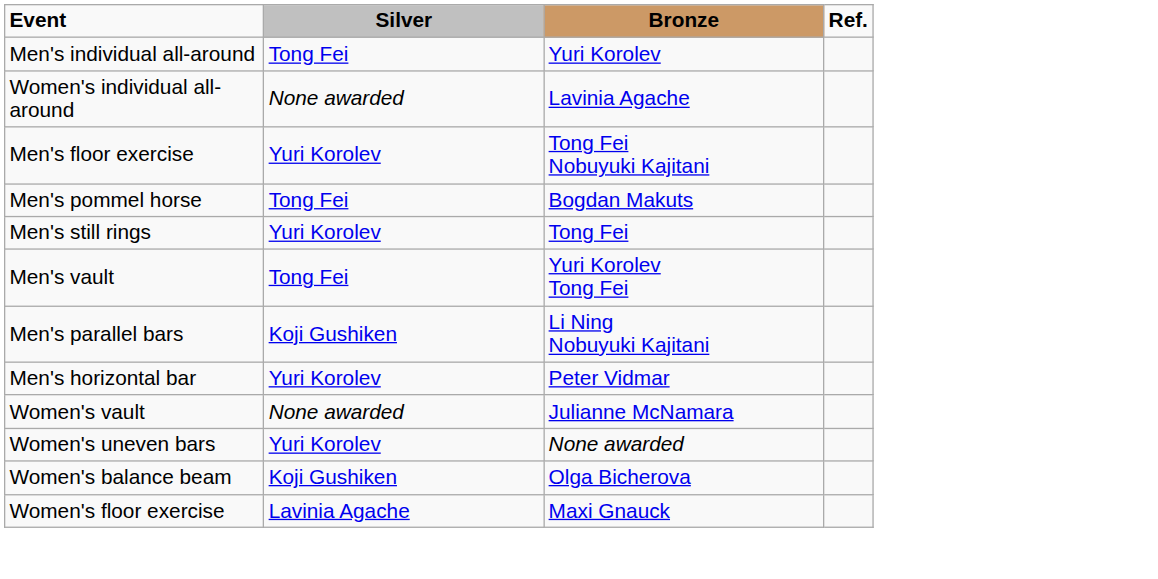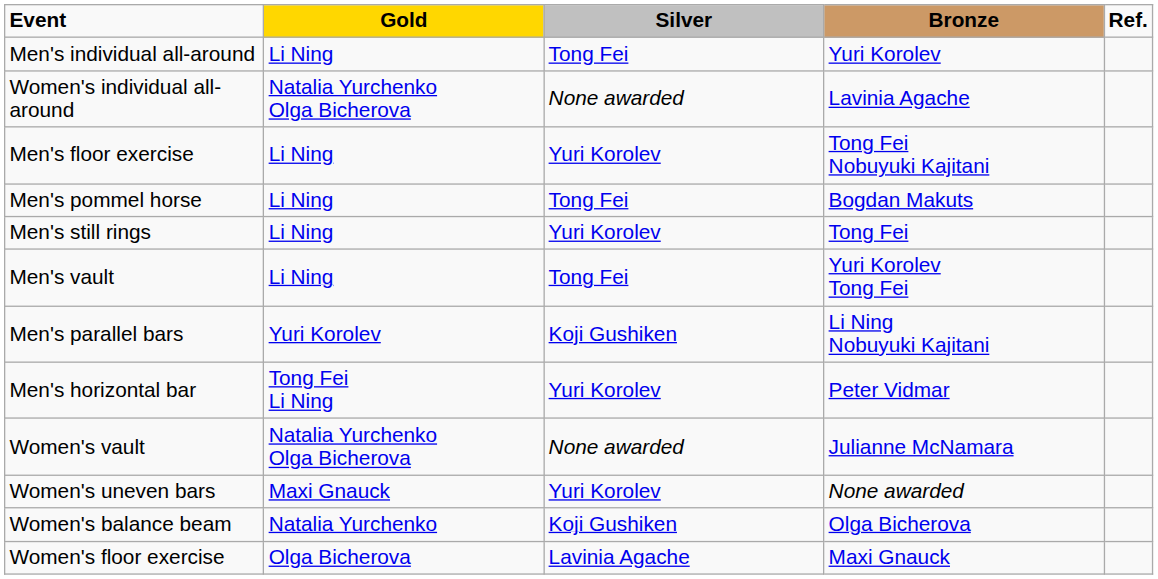+ column: (404, 20)
